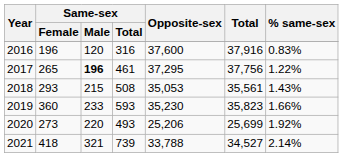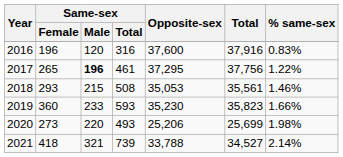(285, 87) 1.43% -> (285, 87) 1.46%
(285, 124) 1.92% -> (285, 124) 1.98%
